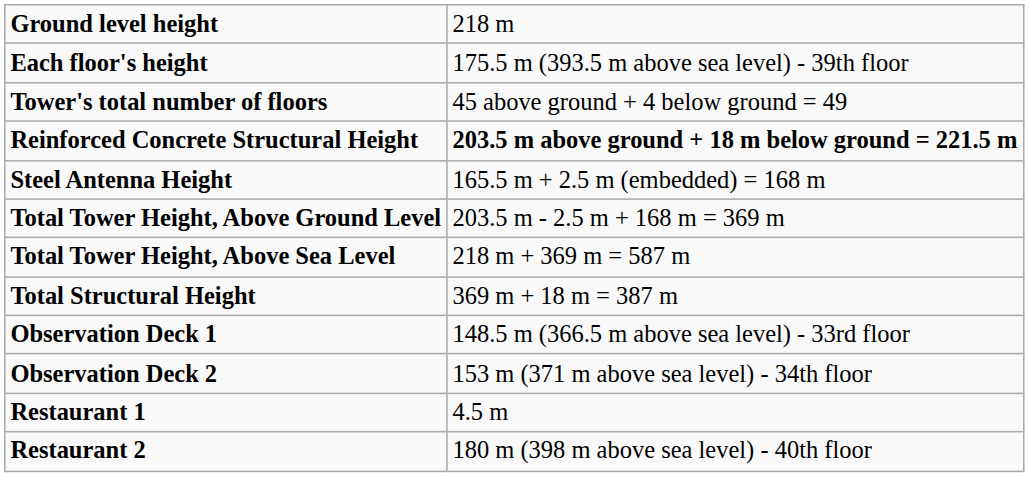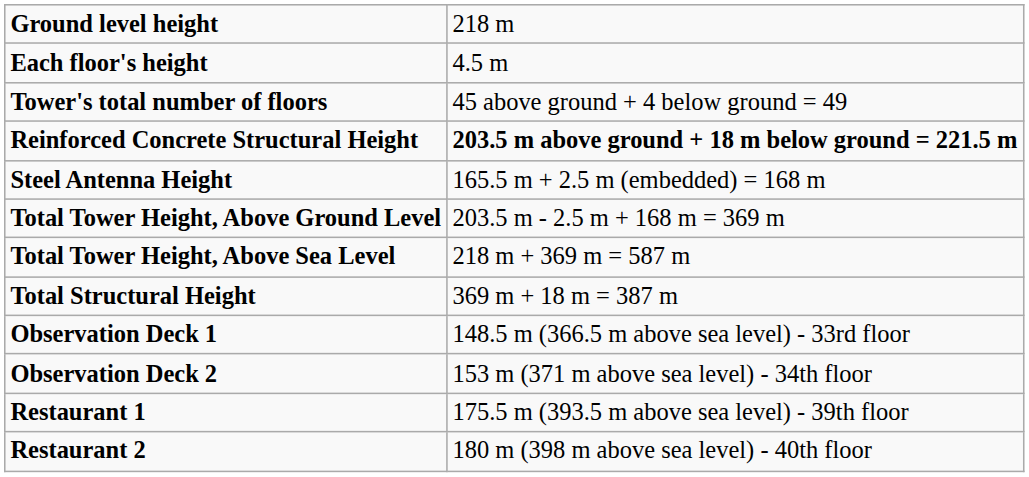(681, 62) 175.5 m (393.5 m above sea level) - 39th floor -> (480, 62) 4.5 m
(480, 412) 4.5 m -> (681, 412) 175.5 m (393.5 m above sea level) - 39th floor
